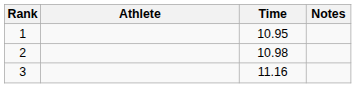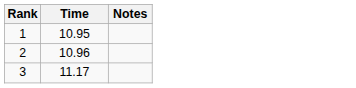- column: (140, 14)
(273, 53) 10.98 -> (74, 53) 10.96
(273, 72) 11.16 -> (74, 72) 11.17
